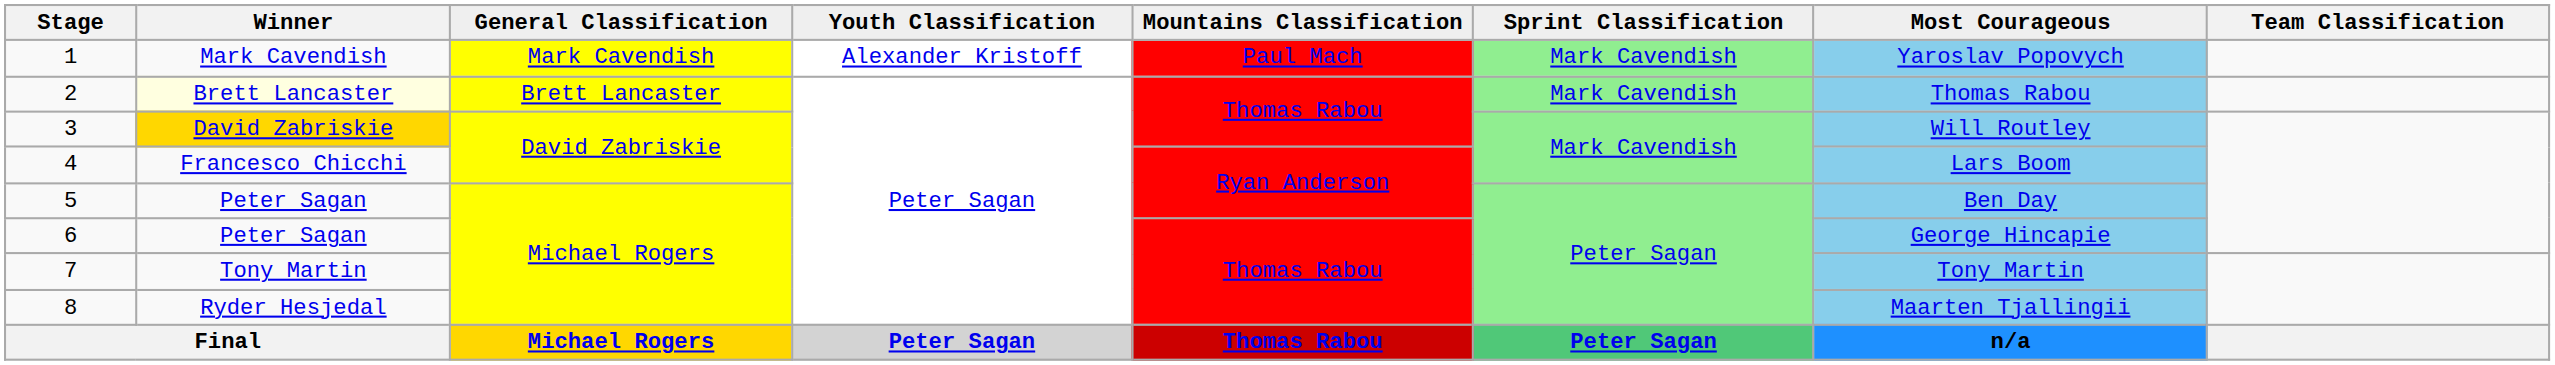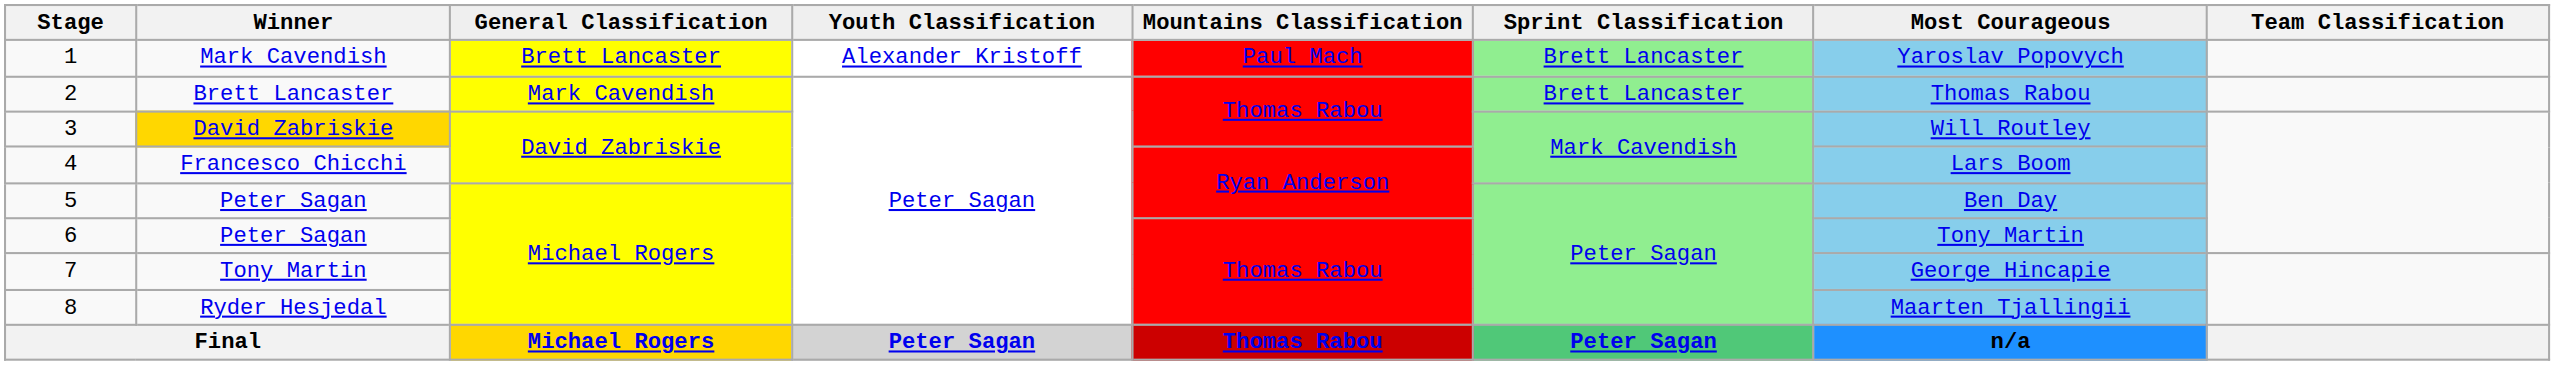(621, 58) Mark Cavendish -> (621, 58) Brett Lancaster
(1644, 58) Mark Cavendish -> (1644, 58) Brett Lancaster
(293, 94) lightyellow background -> (293, 94) no background
(621, 94) Brett Lancaster -> (621, 94) Mark Cavendish
(1644, 94) Mark Cavendish -> (1644, 94) Brett Lancaster
(2011, 236) George Hincapie -> (2011, 236) Tony Martin
(2011, 271) Tony Martin -> (2011, 271) George Hincapie
